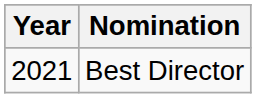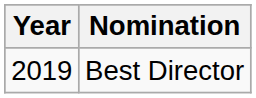(42, 69) 2021 -> (42, 69) 2019
